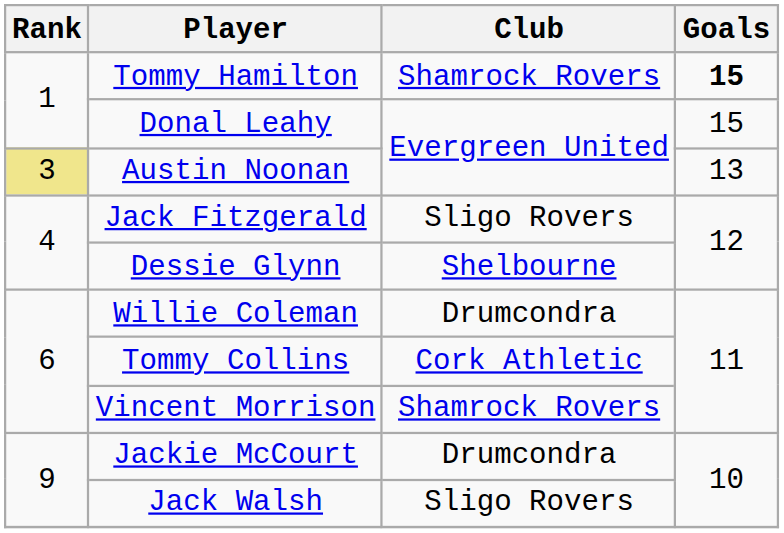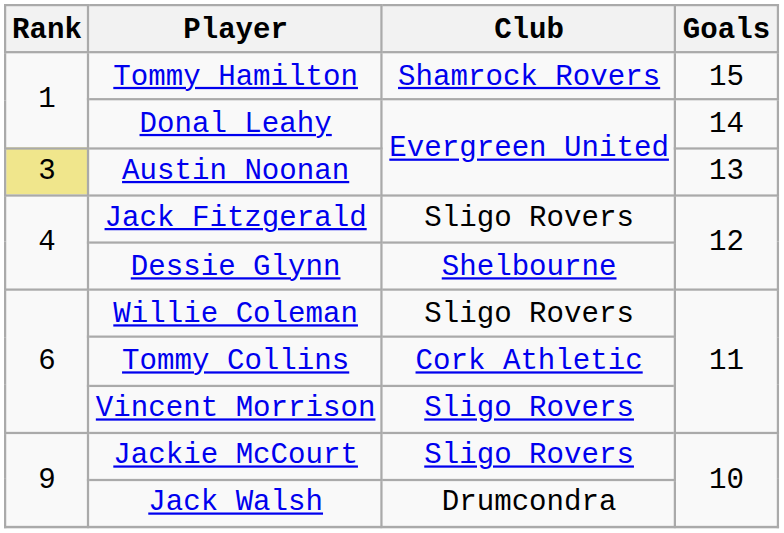(726, 76) bold -> (726, 76) normal
(726, 124) 15 -> (726, 124) 14
(529, 314) Drumcondra -> (529, 314) Sligo Rovers
(529, 409) Shamrock Rovers -> (529, 409) Sligo Rovers
(529, 456) Drumcondra -> (529, 456) Sligo Rovers
(529, 503) Sligo Rovers -> (529, 503) Drumcondra
